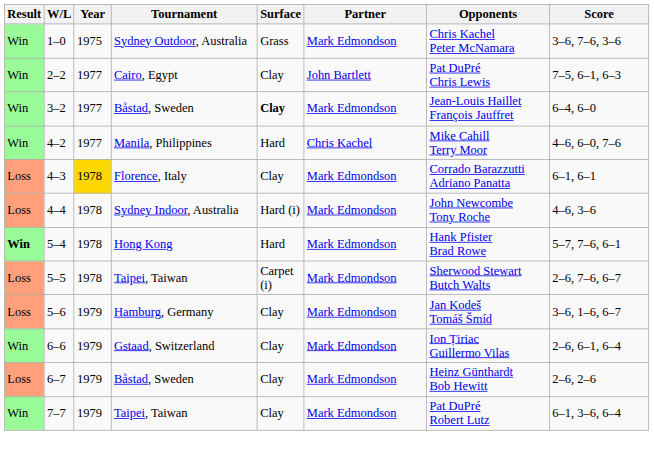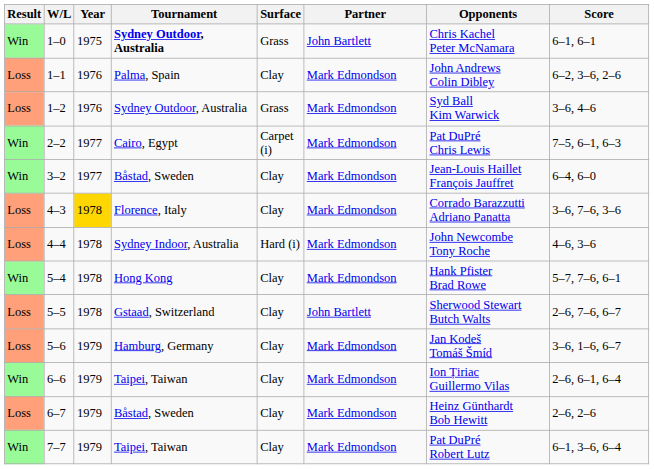(180, 41) normal -> (159, 41) bold
(352, 41) Mark Edmondson -> (339, 41) John Bartlett
(587, 41) 3–6, 7–6, 3–6 -> (574, 41) 6–1, 6–1
+ row: (56, 75)
+ row: (56, 108)
(272, 75) Clay -> (277, 142) Carpet (i)
(339, 75) John Bartlett -> (352, 142) Mark Edmondson
(273, 108) bold -> (272, 176) normal
- row: (56, 142)
(574, 176) 6–1, 6–1 -> (587, 210) 3–6, 7–6, 3–6
(19, 244) bold -> (18, 278) normal
(273, 244) Hard -> (272, 278) Clay
(151, 278) Taipei, Taiwan -> (164, 311) Gstaad, Switzerland
(277, 278) Carpet (i) -> (272, 311) Clay
(352, 278) Mark Edmondson -> (339, 311) John Bartlett
(164, 345) Gstaad, Switzerland -> (151, 379) Taipei, Taiwan
